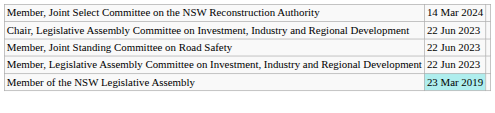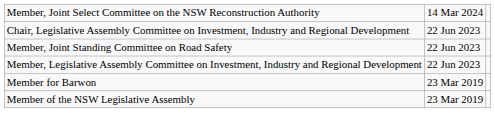+ row: (52, 82)
(455, 82) paleturquoise background -> (455, 99) no background
